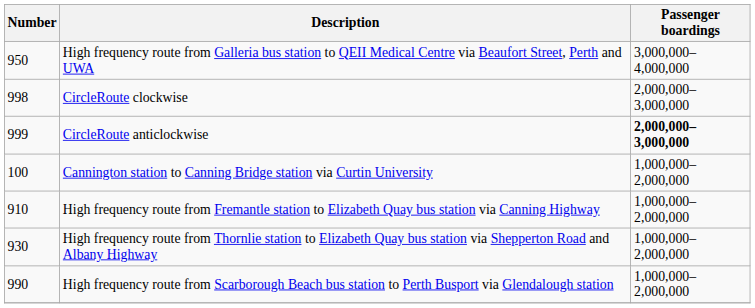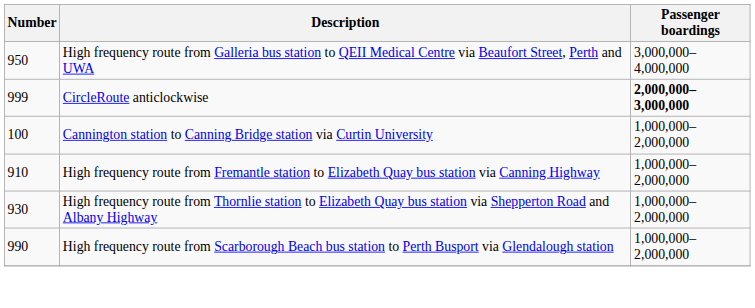- row: (125, 97)
